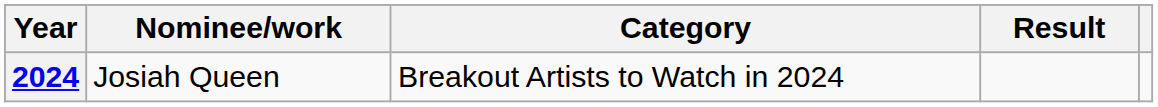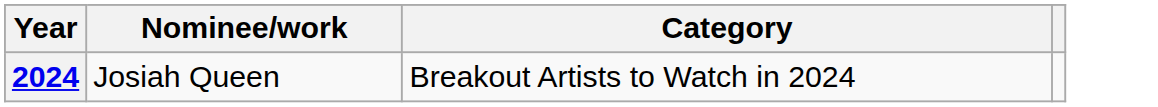- column: (1059, 28)
